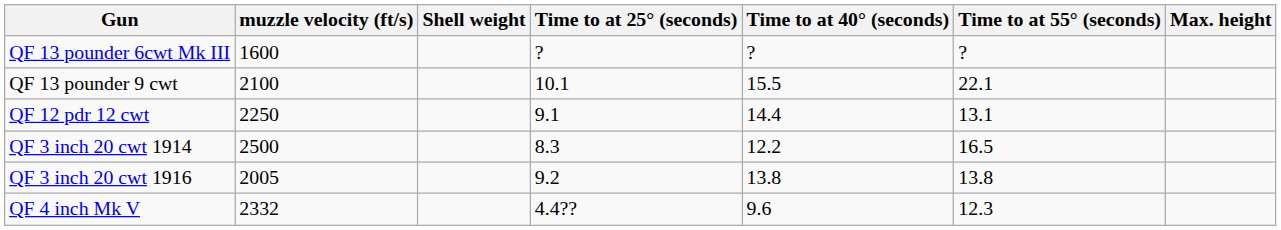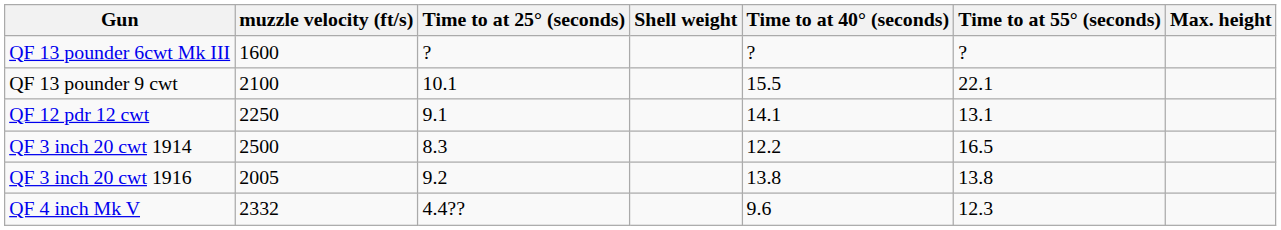columns swapped: (474, 20) <-> (636, 20)
(764, 114) 14.4 -> (764, 114) 14.1
